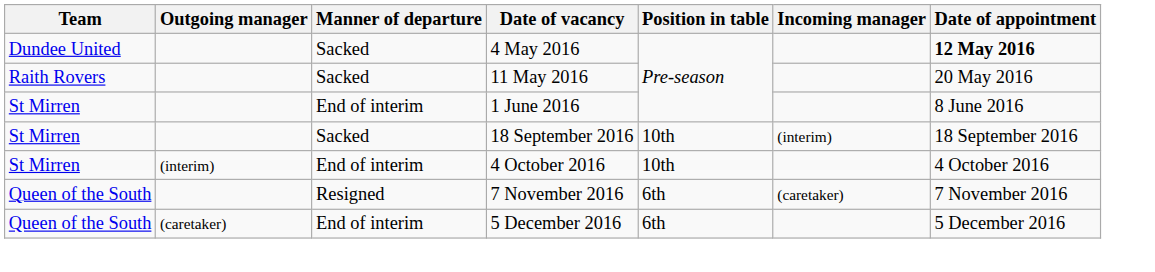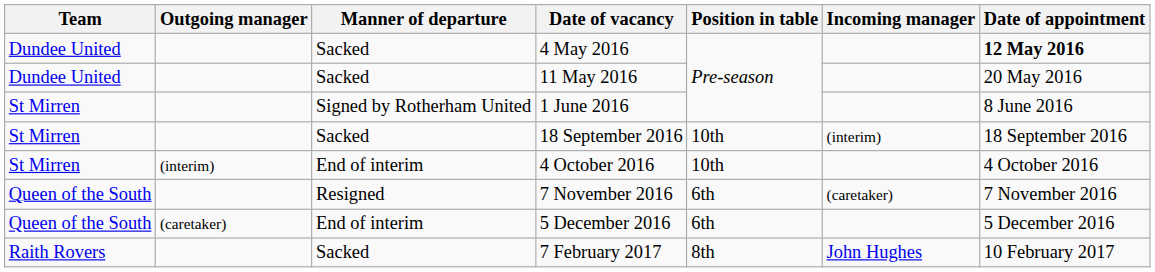(57, 77) Raith Rovers -> (65, 77) Dundee United
(370, 106) End of interim -> (424, 106) Signed by Rotherham United
+ row: (601, 252)
